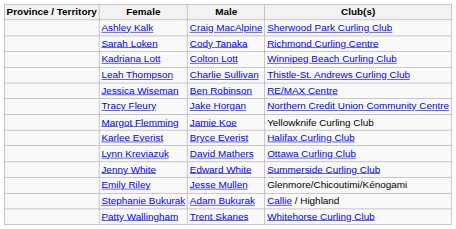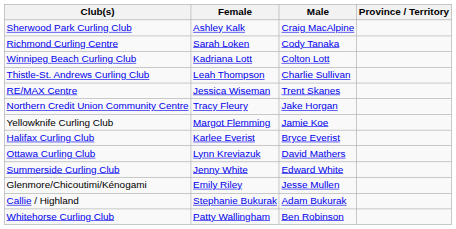columns swapped: (52, 12) <-> (358, 12)
(221, 91) Ben Robinson -> (311, 91) Trent Skanes
(219, 216) Trent Skanes -> (313, 216) Ben Robinson
